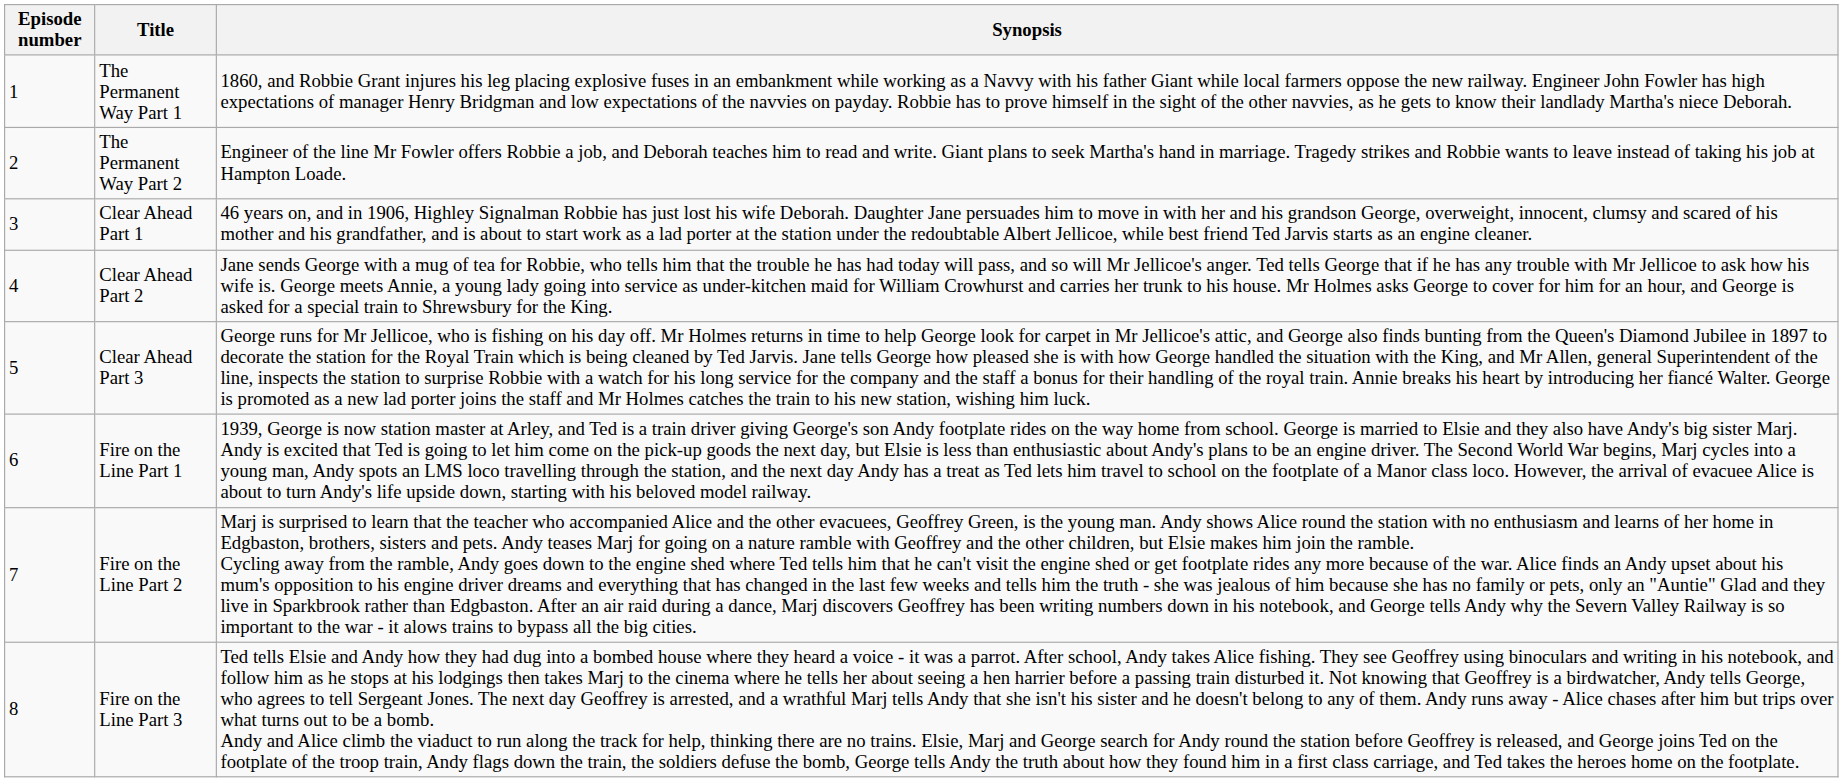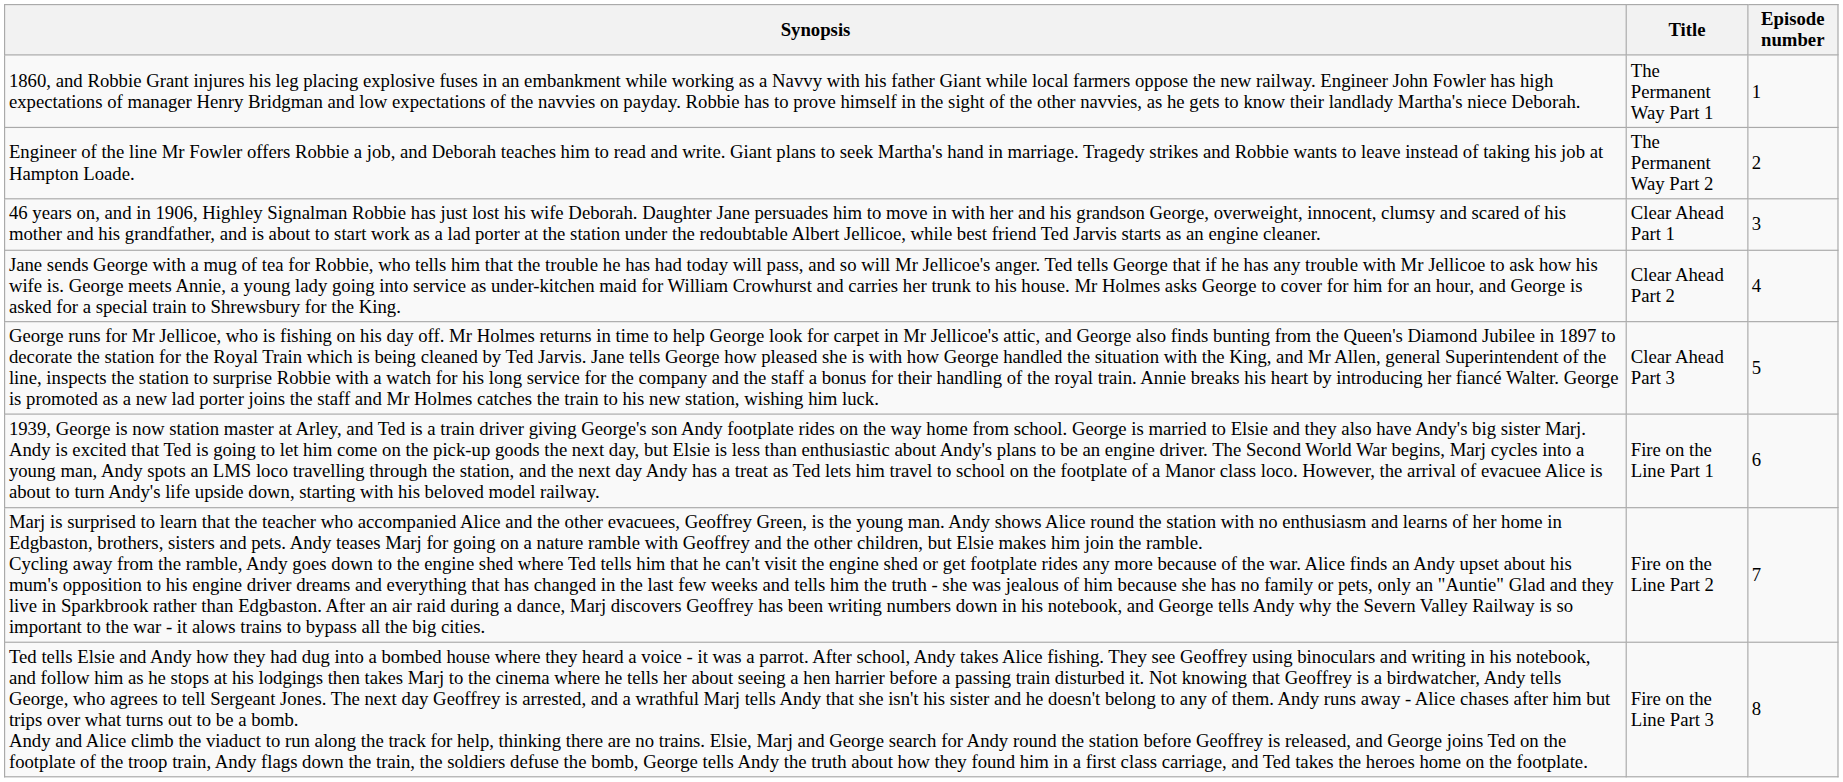columns swapped: (50, 29) <-> (1027, 29)
